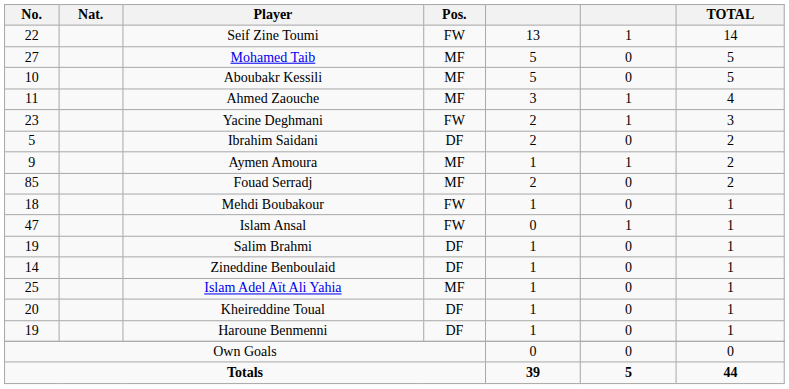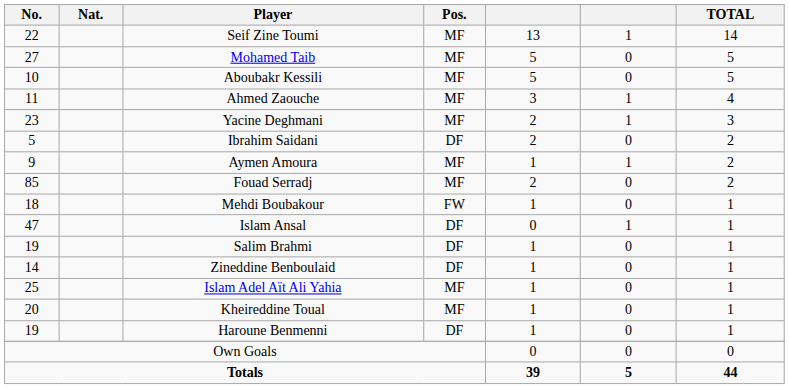(454, 35) FW -> (454, 35) MF
(454, 119) FW -> (454, 119) MF
(454, 225) FW -> (454, 225) DF
(454, 309) DF -> (454, 309) MF
